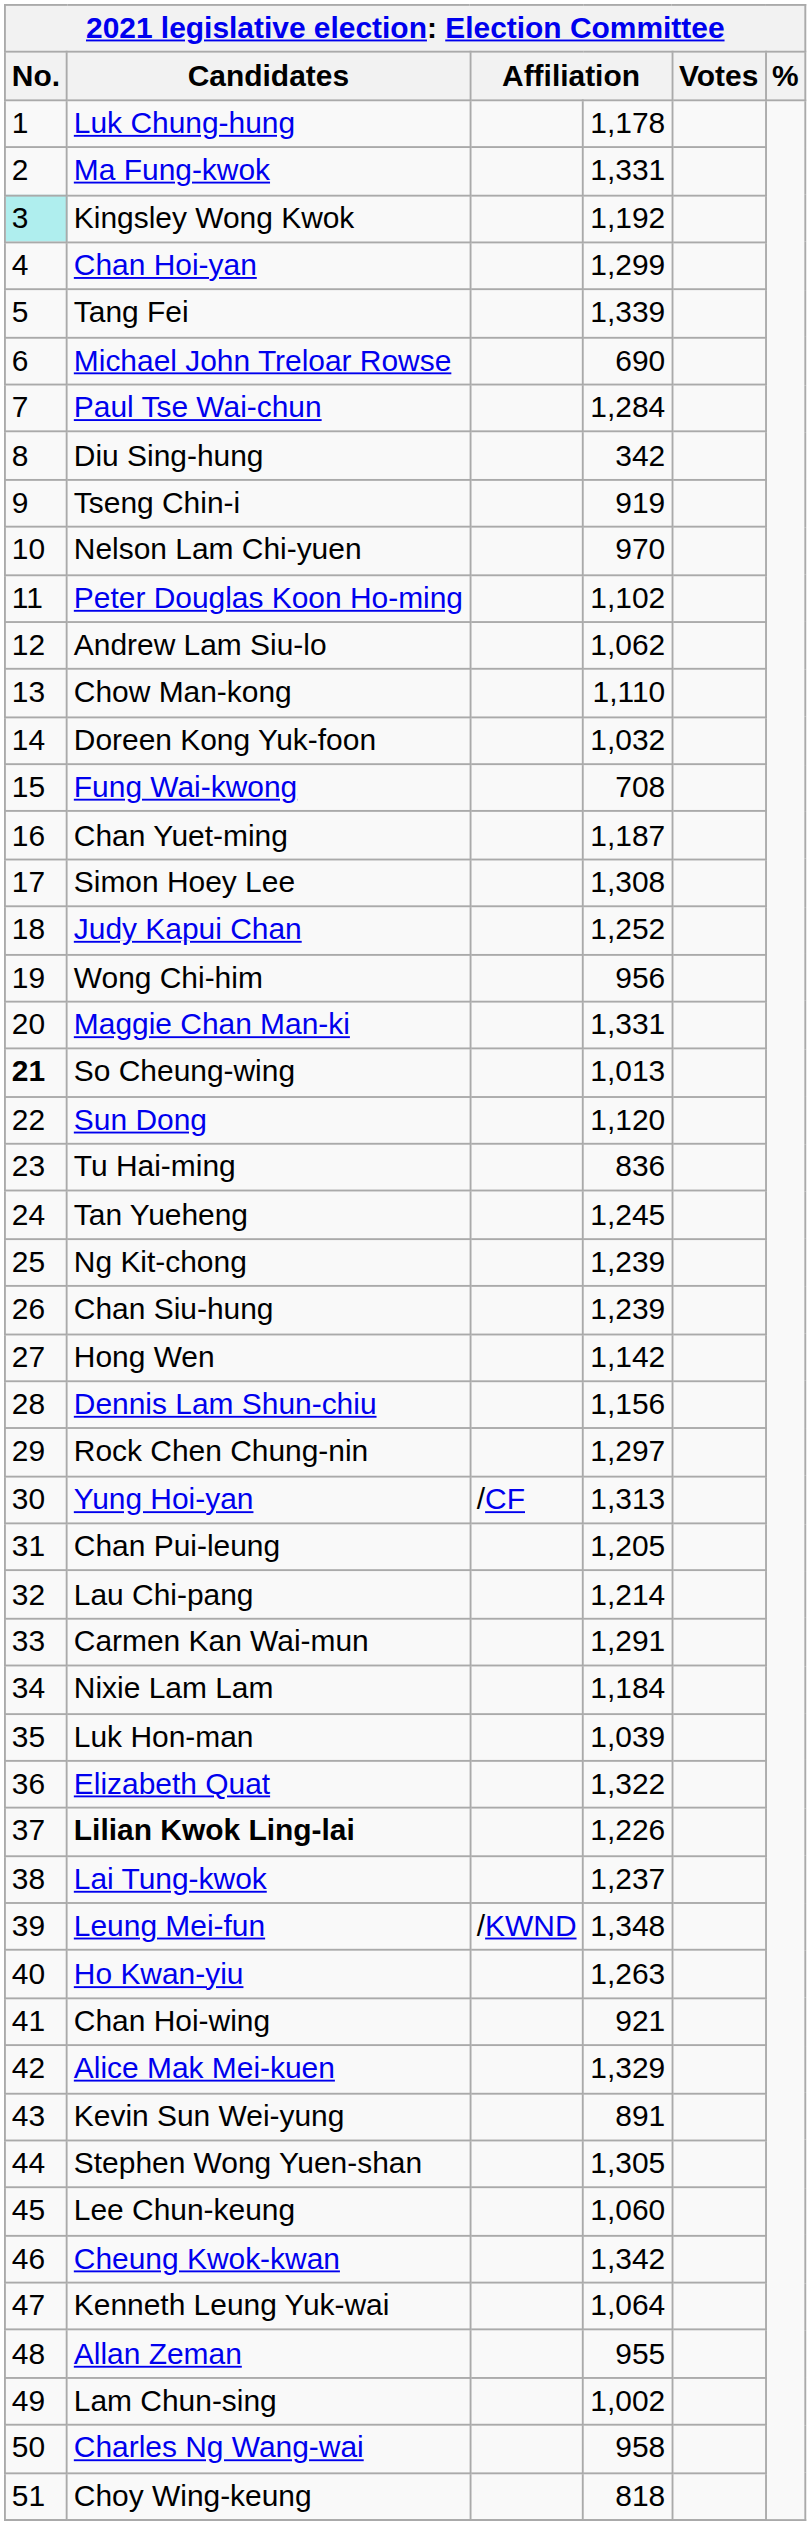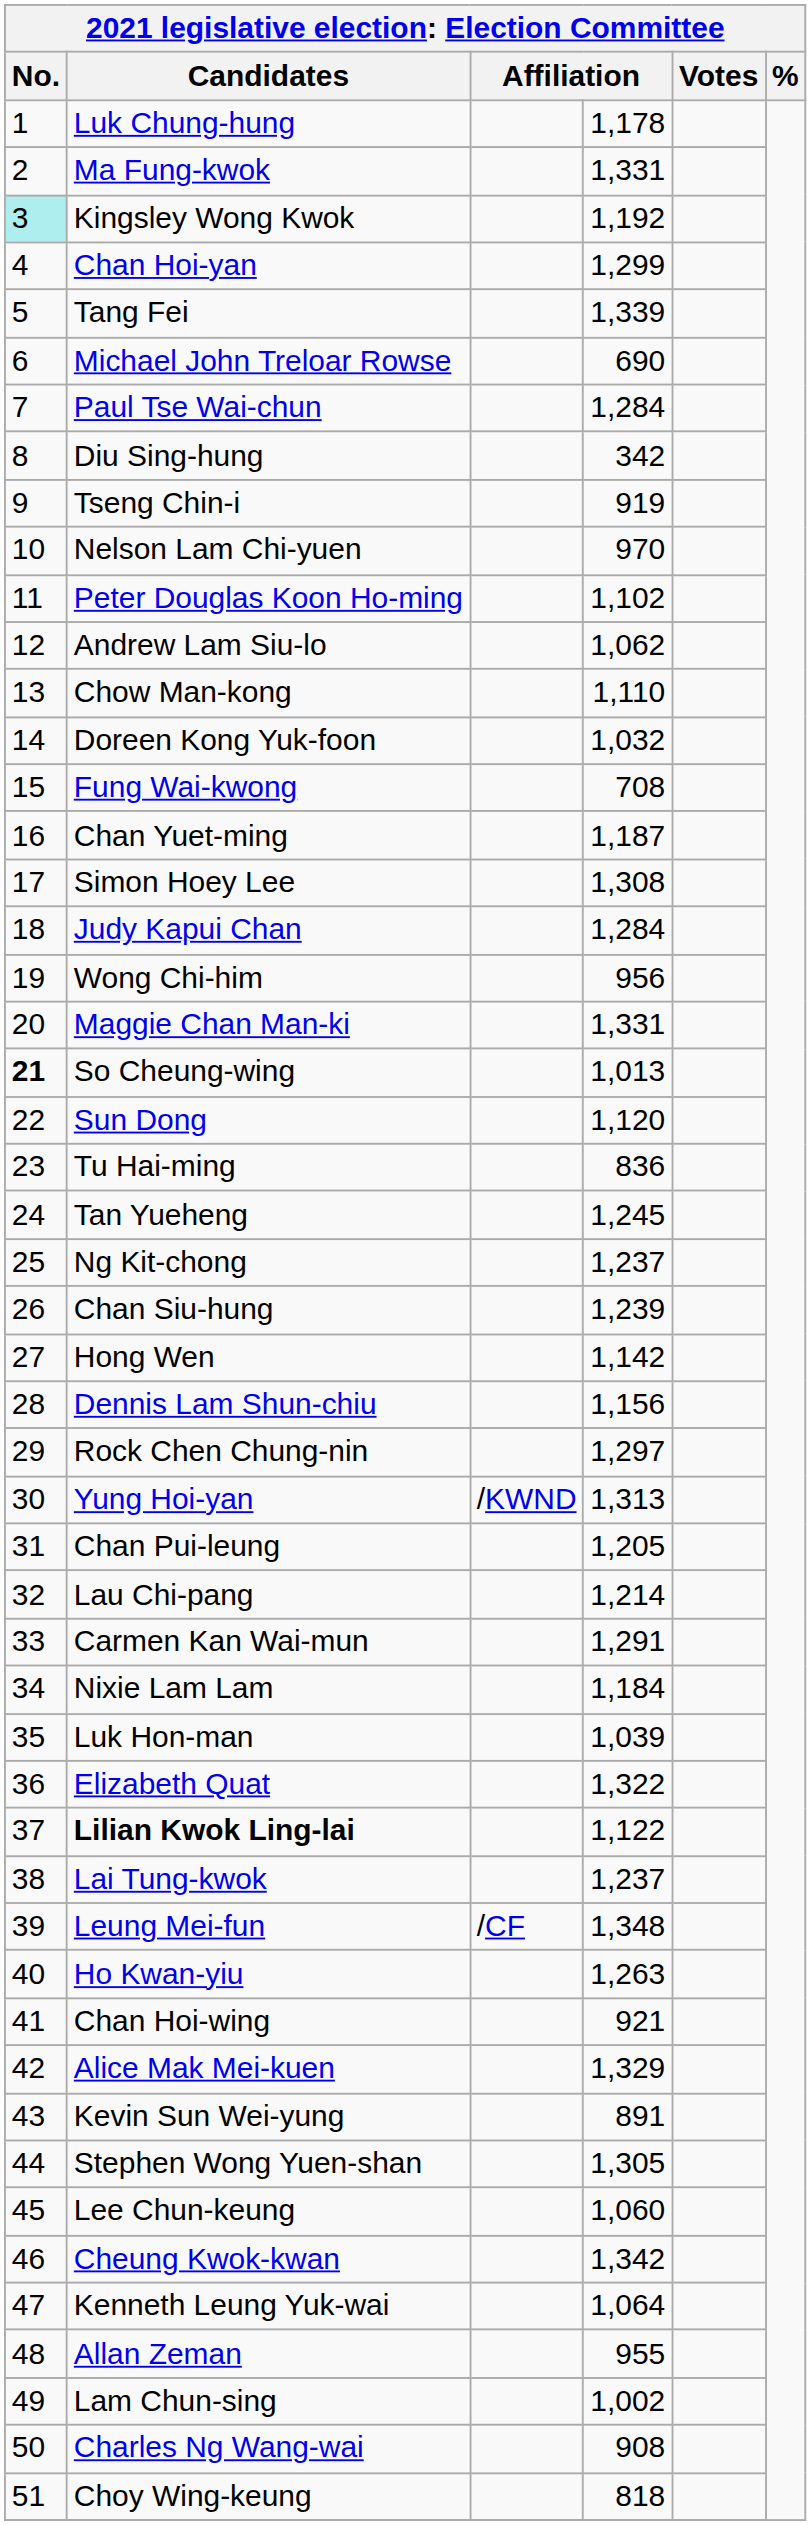(628, 929) 1,252 -> (628, 929) 1,284
(628, 1261) 1,239 -> (628, 1261) 1,237
(501, 1499) /CF -> (527, 1499) /KWND
(628, 1831) 1,226 -> (628, 1831) 1,122
(527, 1926) /KWND -> (501, 1926) /CF
(640, 2448) 958 -> (640, 2448) 908
